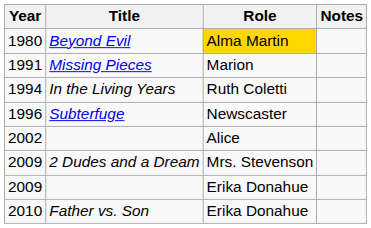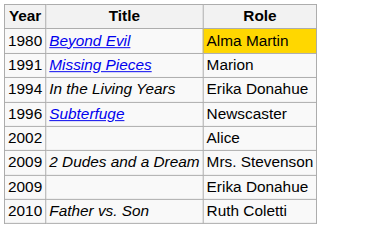- column: (342, 16)
(247, 89) Ruth Coletti -> (257, 89) Erika Donahue
(257, 211) Erika Donahue -> (247, 211) Ruth Coletti
